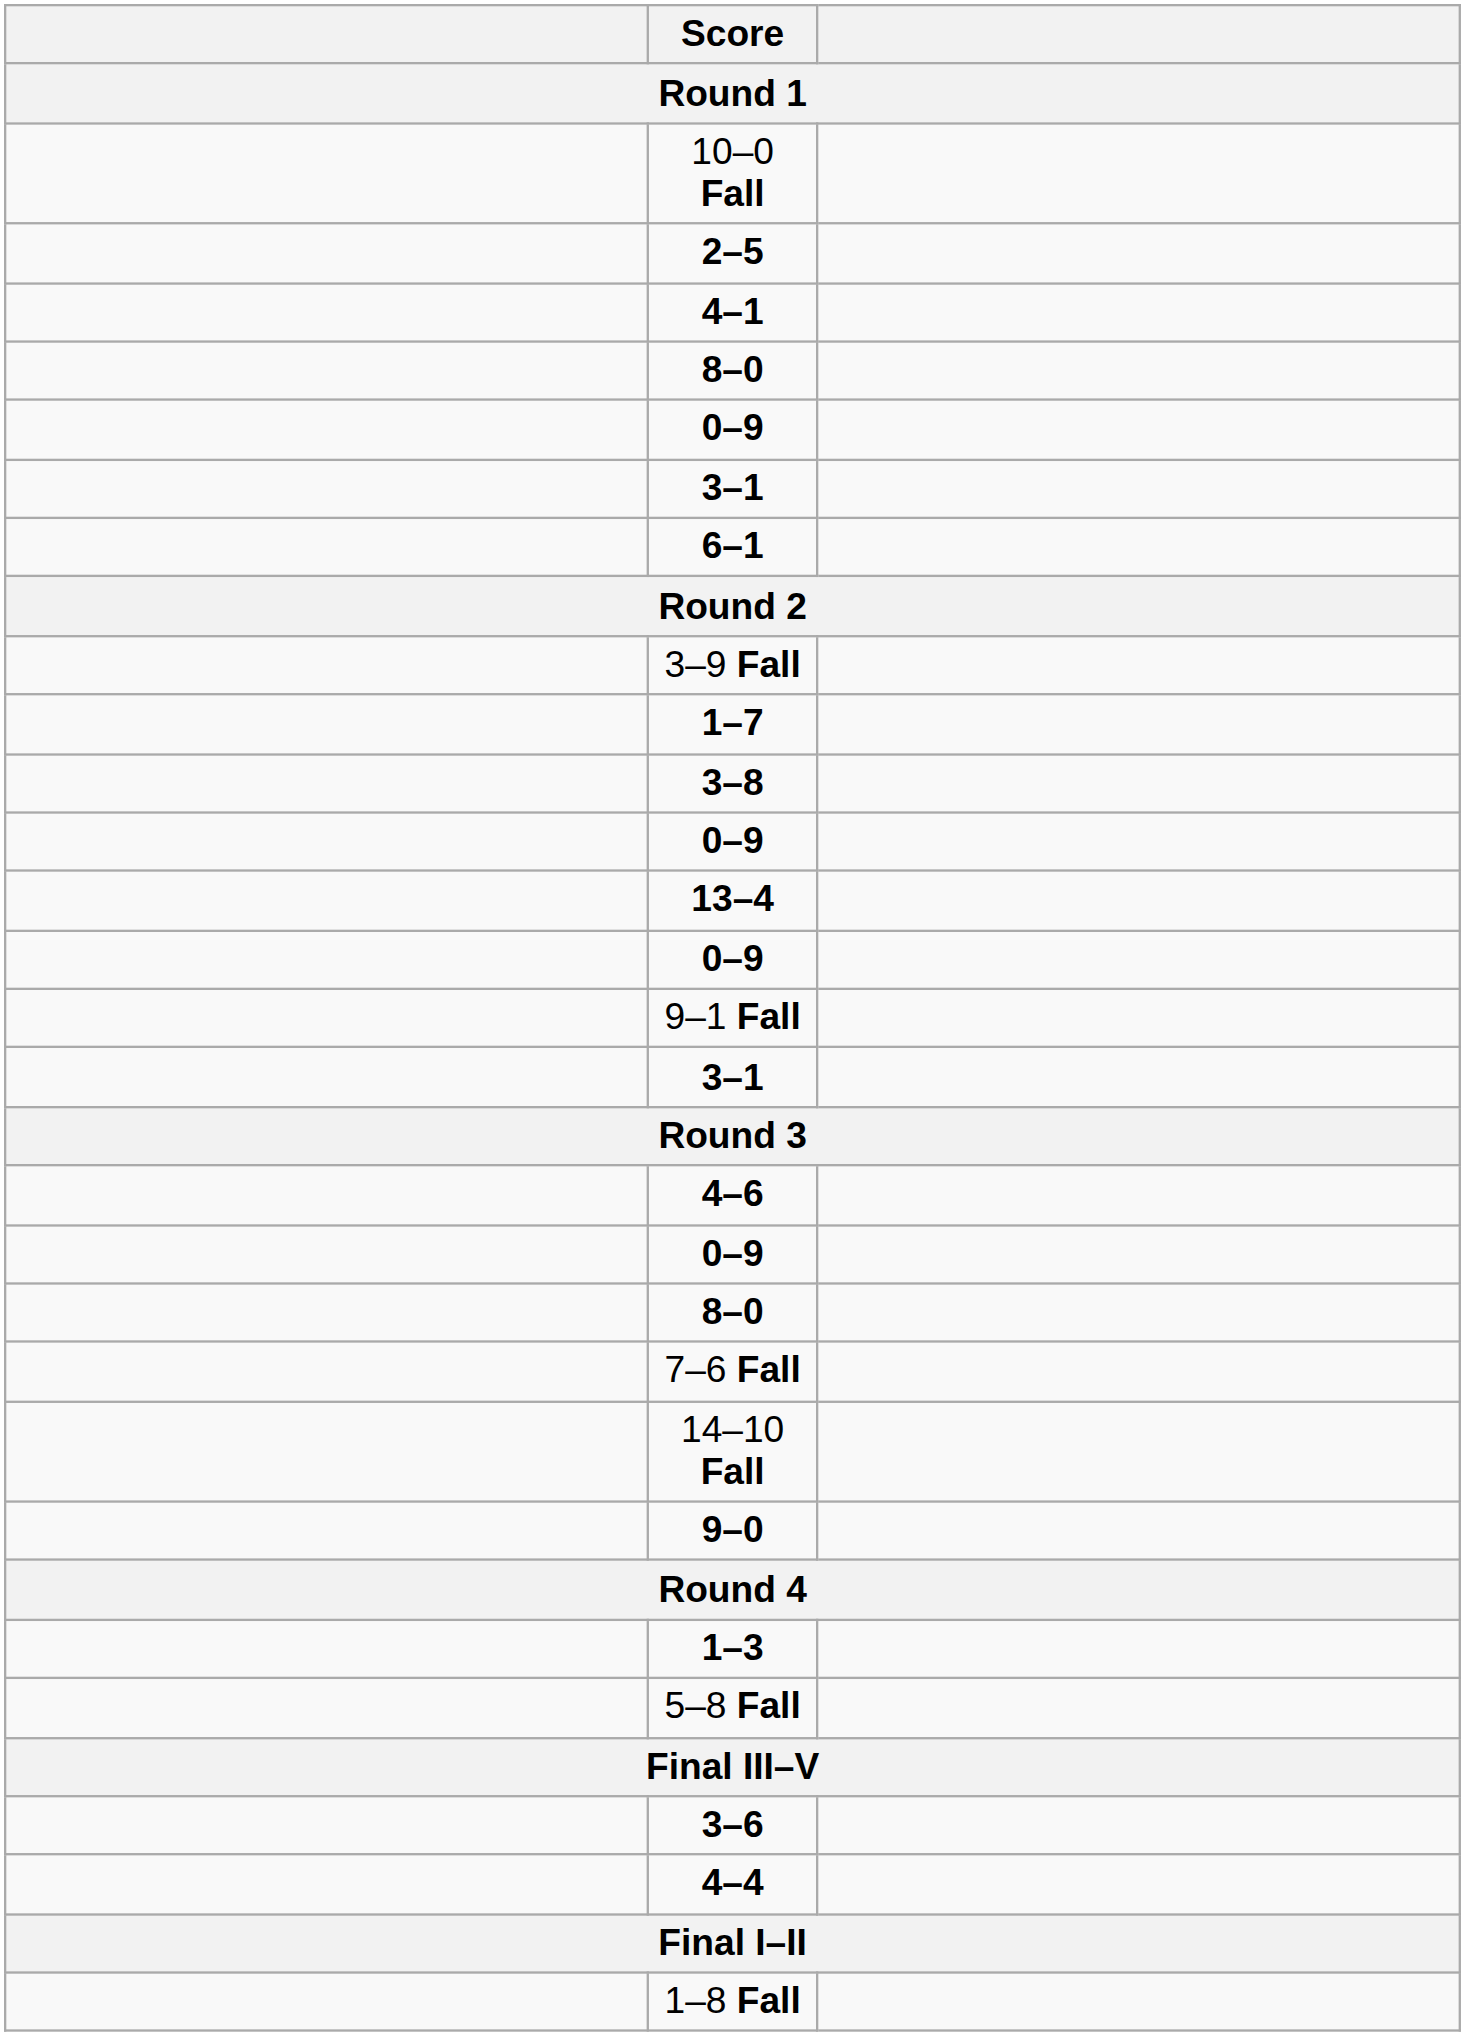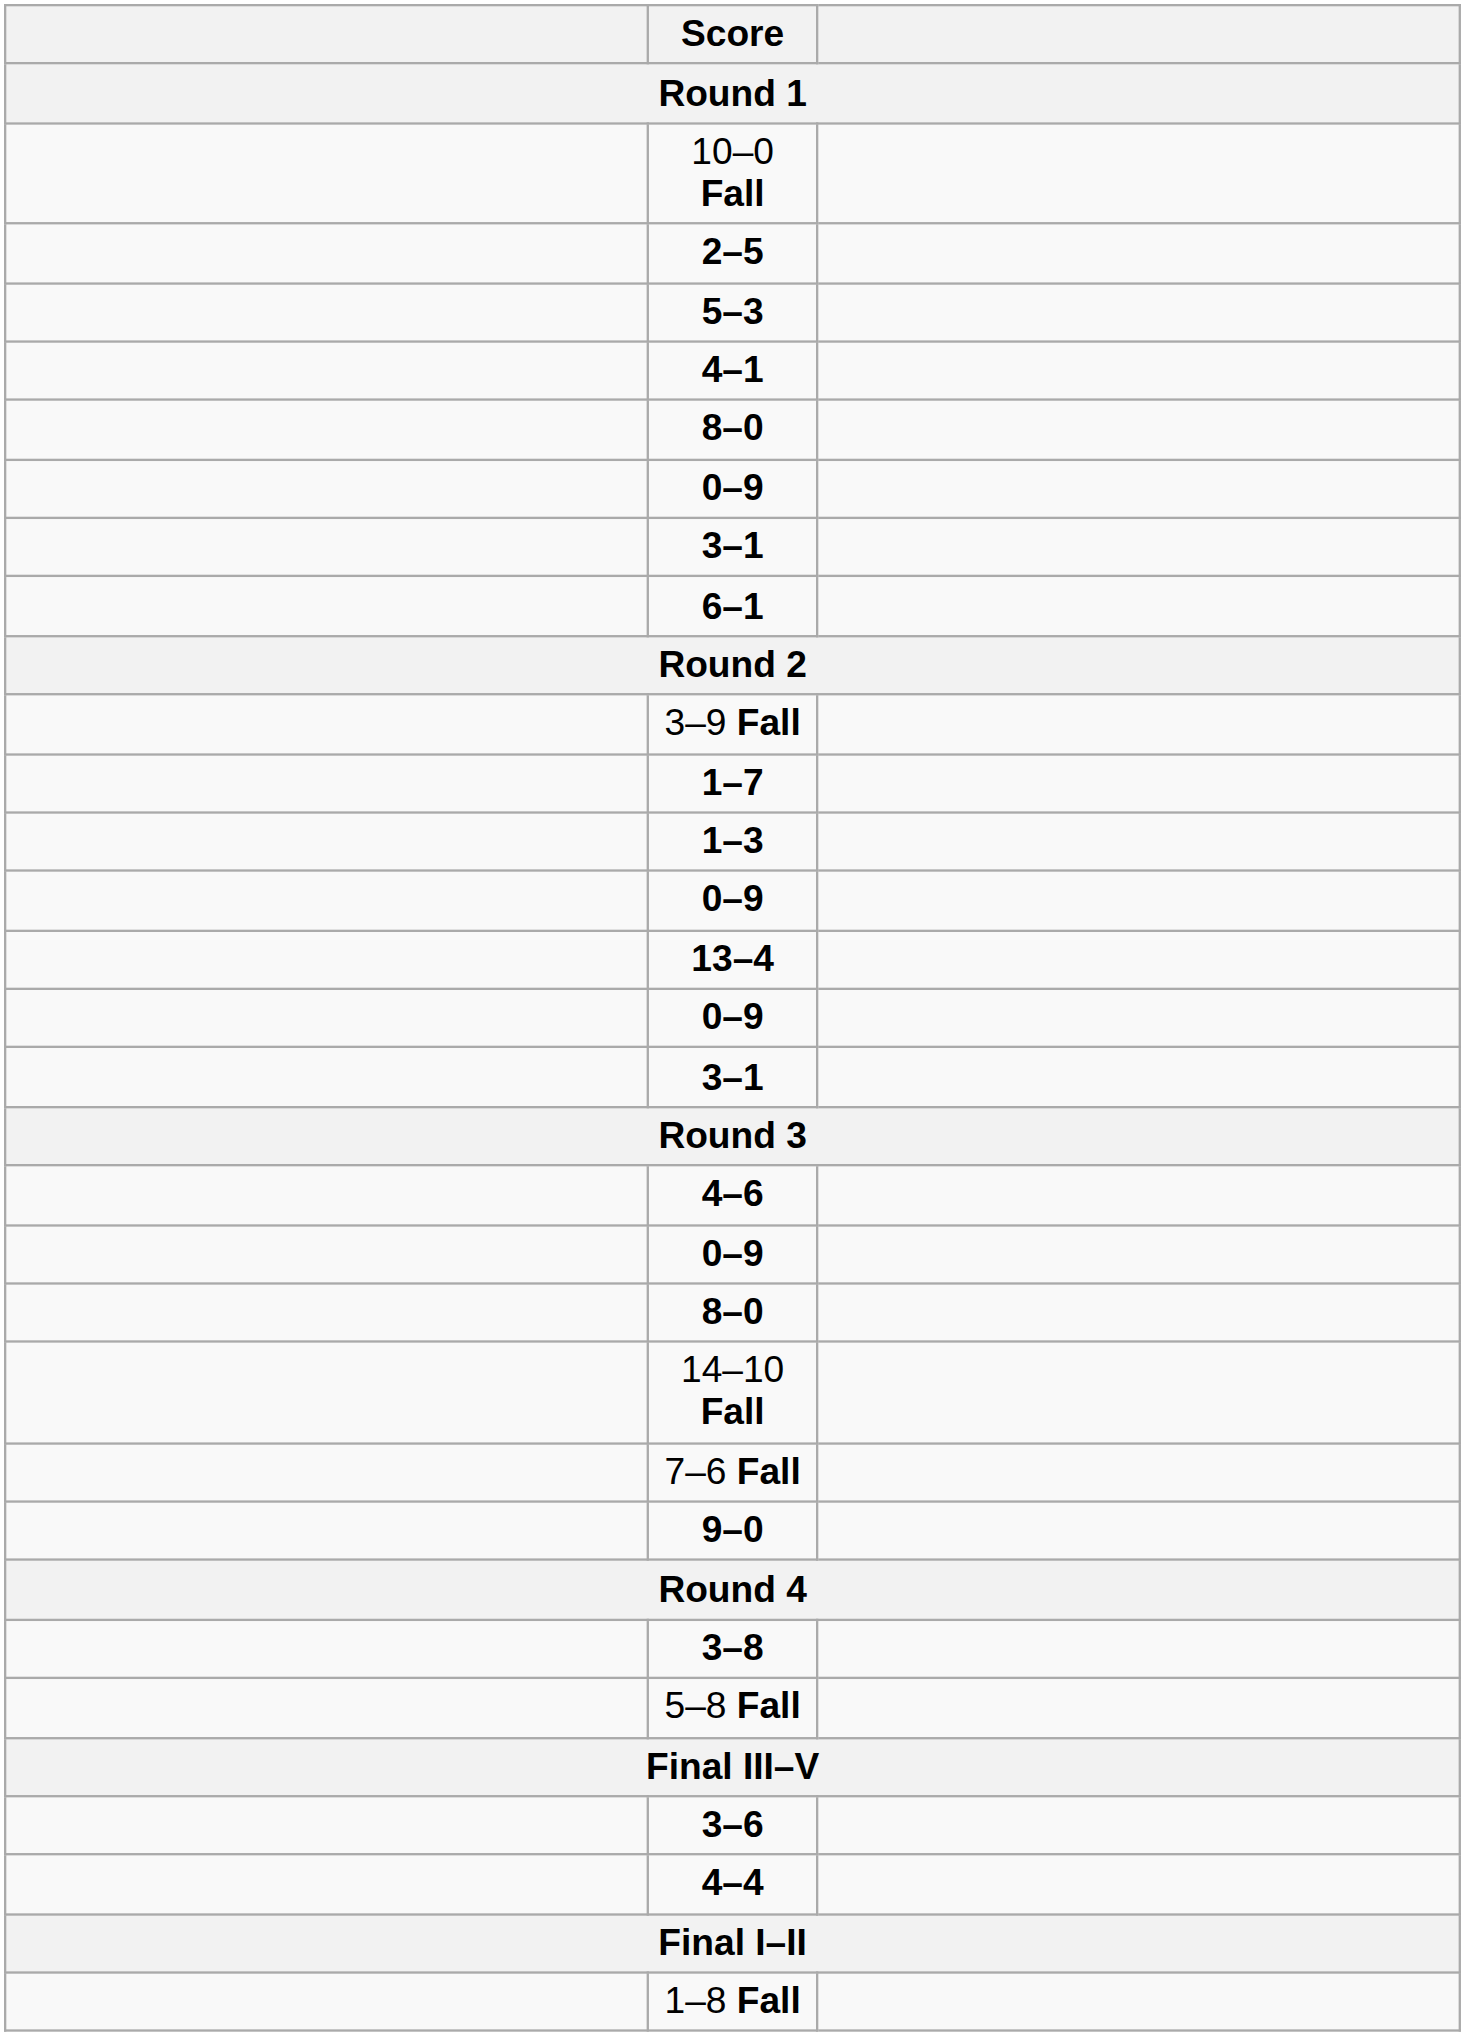+ row: (327, 312)
rows swapped: (327, 783) <-> (327, 1649)
- row: (327, 1018)
rows swapped: (327, 1371) <-> (327, 1451)
